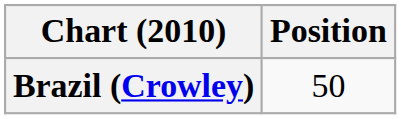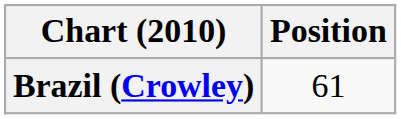(328, 85) 50 -> (328, 85) 61
